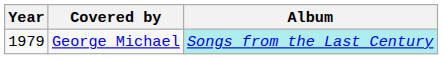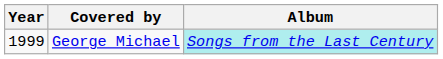(26, 42) 1979 -> (26, 42) 1999
